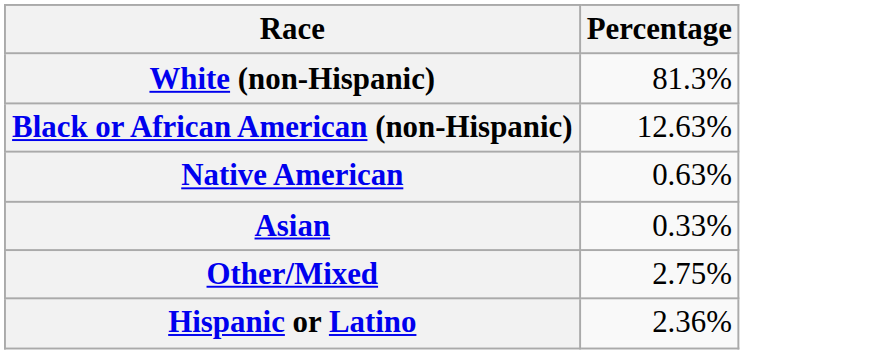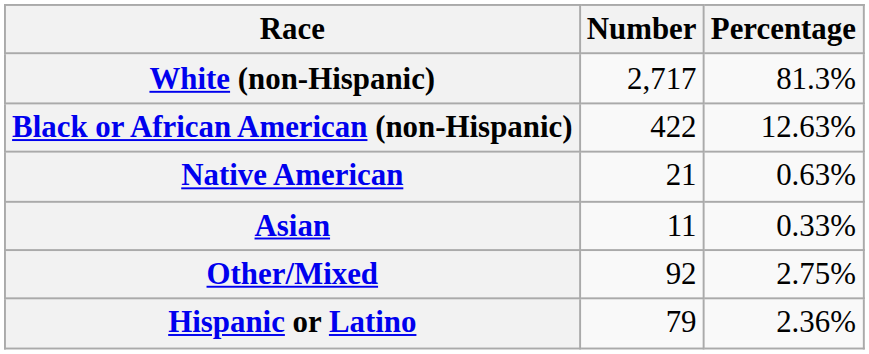+ column: (642, 28)
